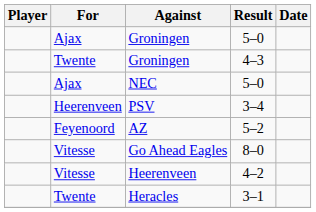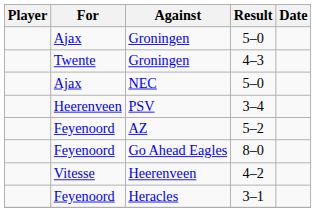(74, 151) Vitesse -> (84, 151) Feyenoord
(75, 196) Twente -> (84, 196) Feyenoord
